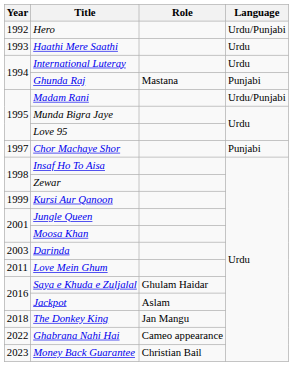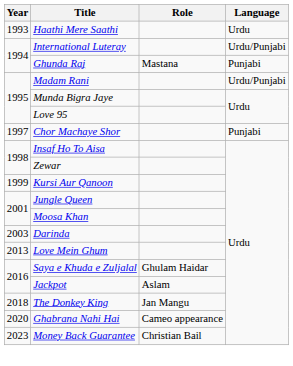- row: (44, 30)
(239, 64) Urdu -> (257, 47) Urdu/Punjabi
(17, 268) 2011 -> (18, 251) 2013
(18, 336) 2022 -> (18, 319) 2020
